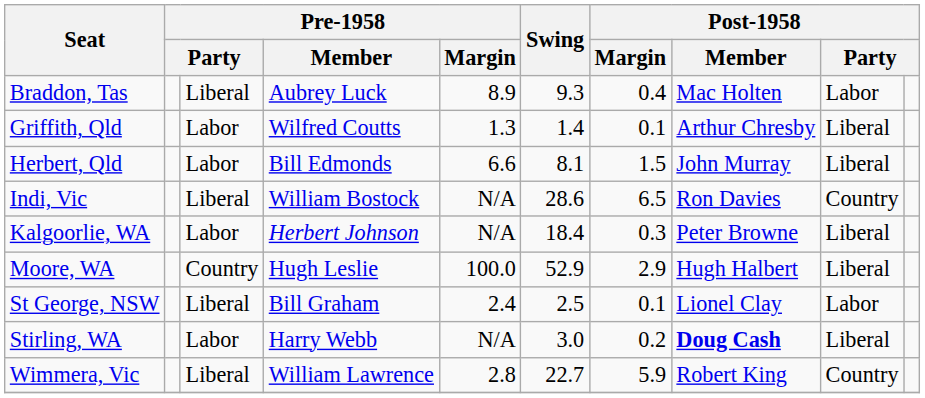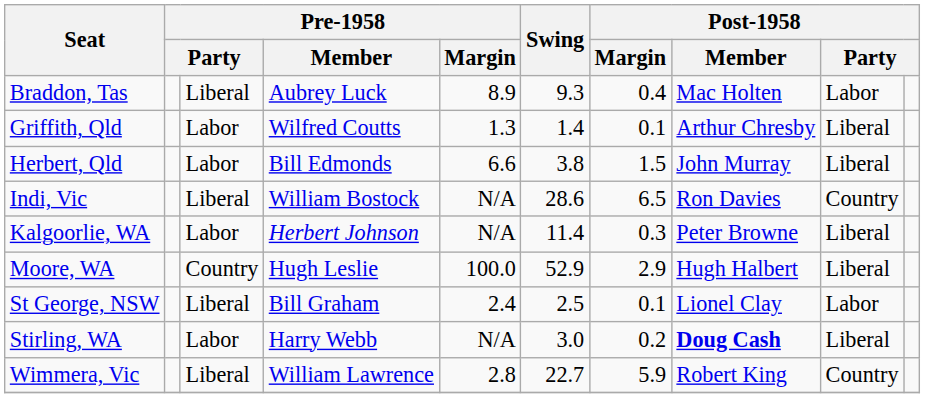(570, 163) 8.1 -> (570, 163) 3.8
(565, 233) 18.4 -> (565, 233) 11.4
